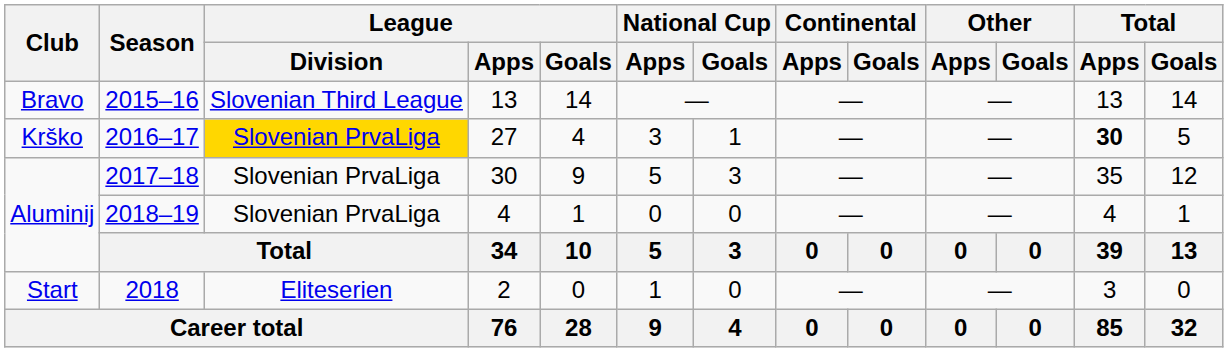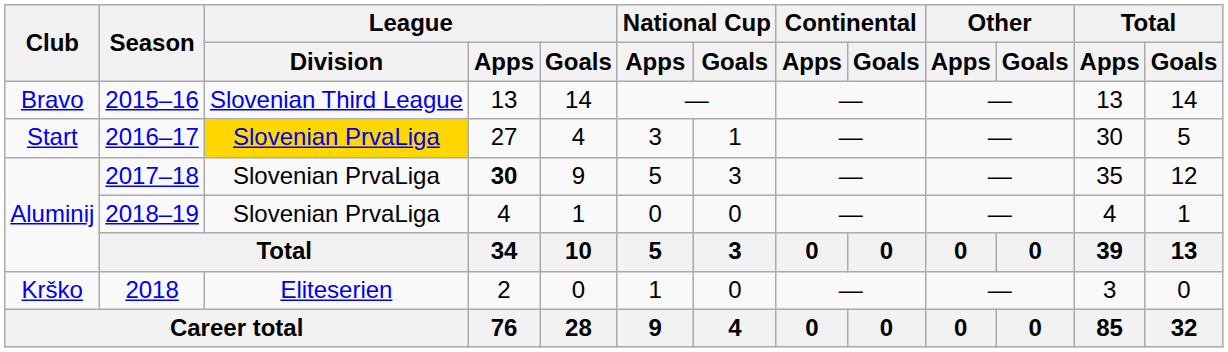(52, 137) Krško -> (52, 137) Start
(1110, 137) bold -> (1110, 137) normal
(504, 175) normal -> (504, 175) bold
(52, 289) Start -> (52, 289) Krško
